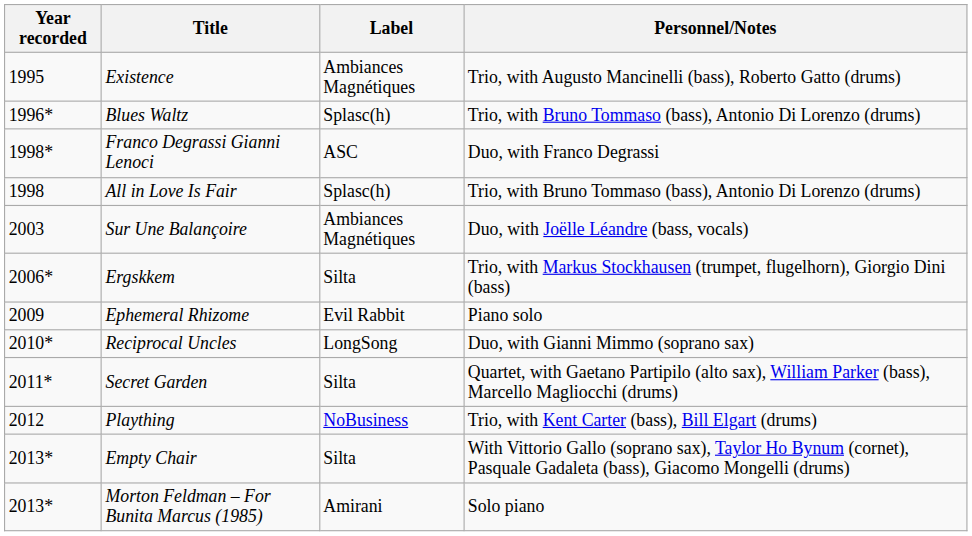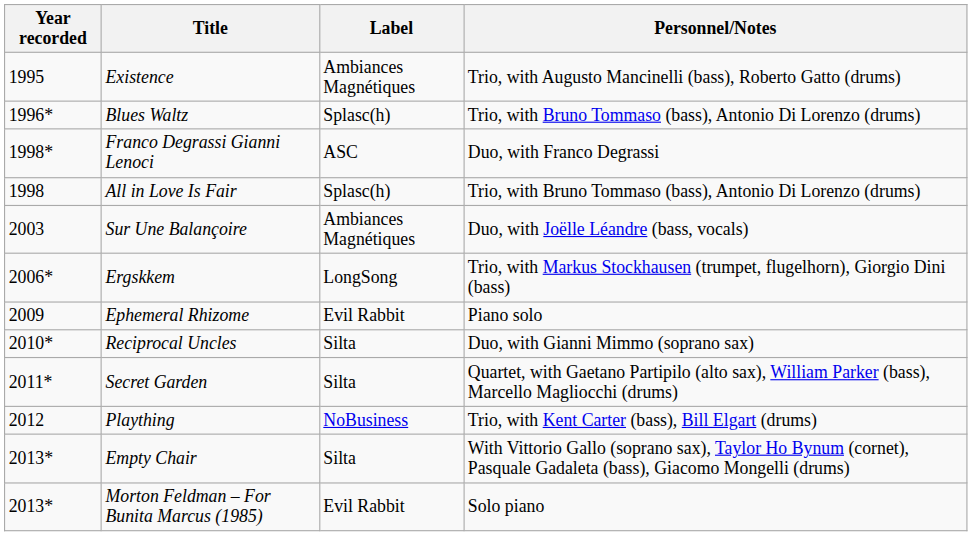(340, 277) Silta -> (360, 277) LongSong
(360, 343) LongSong -> (340, 343) Silta
(353, 506) Amirani -> (364, 506) Evil Rabbit
